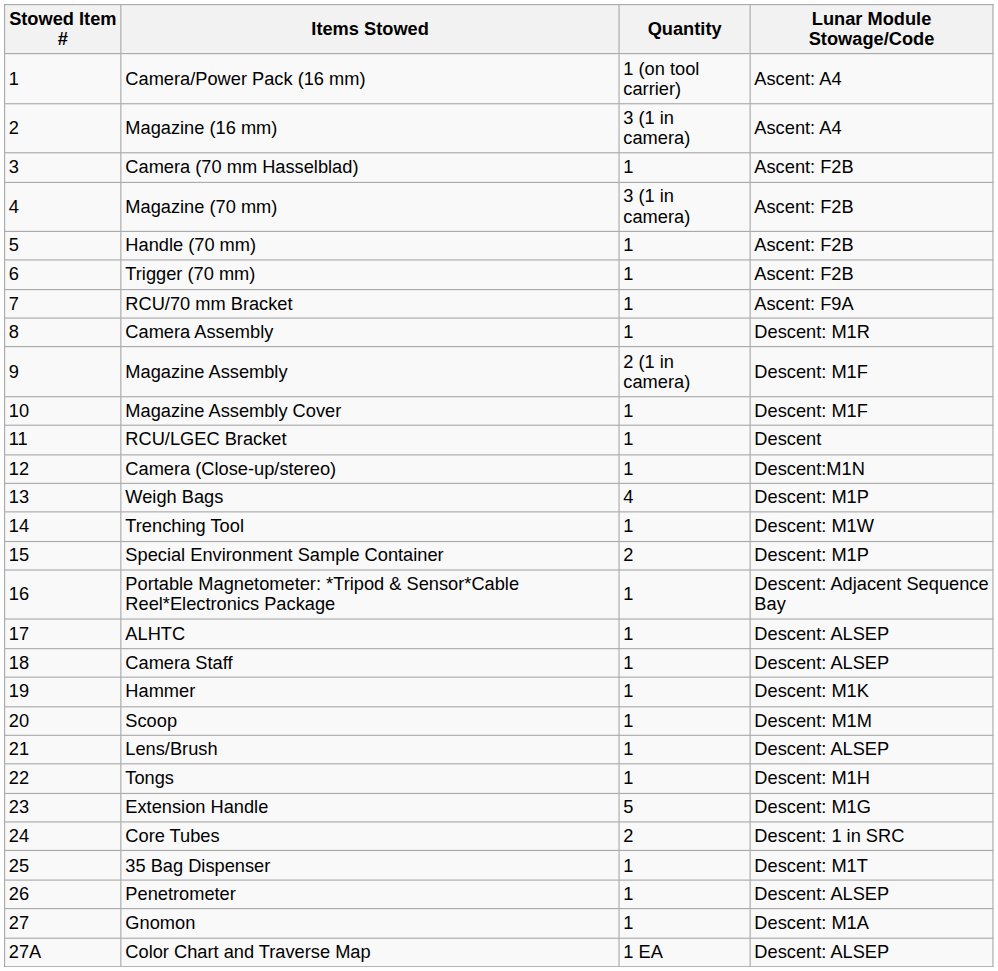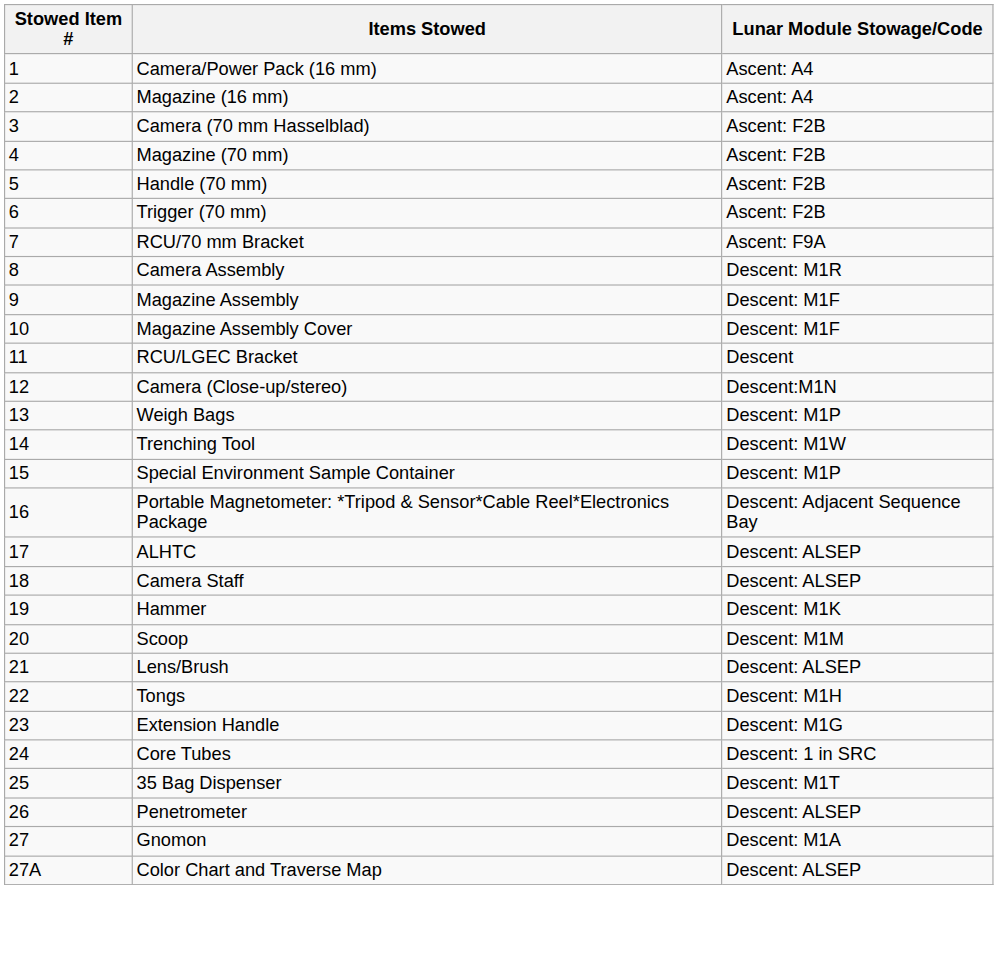- column: (685, 29)
